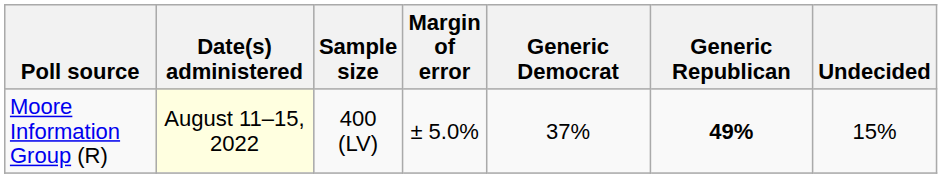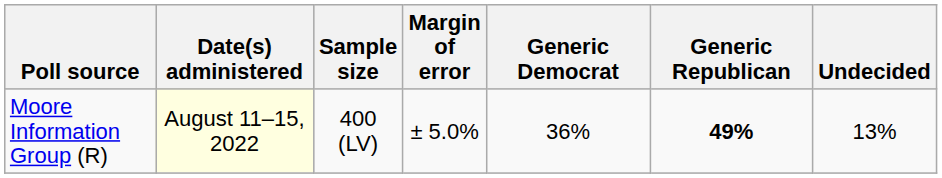(568, 131) 37% -> (568, 131) 36%
(874, 131) 15% -> (874, 131) 13%
